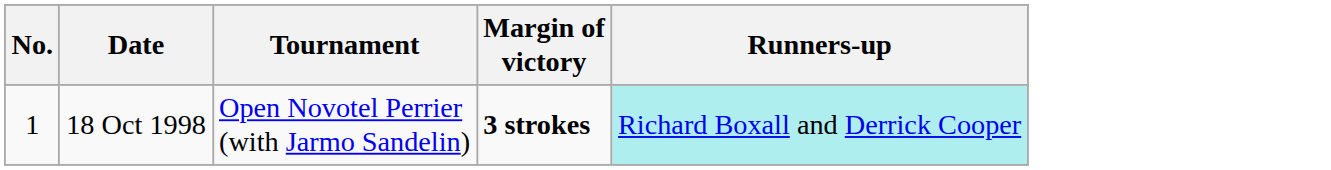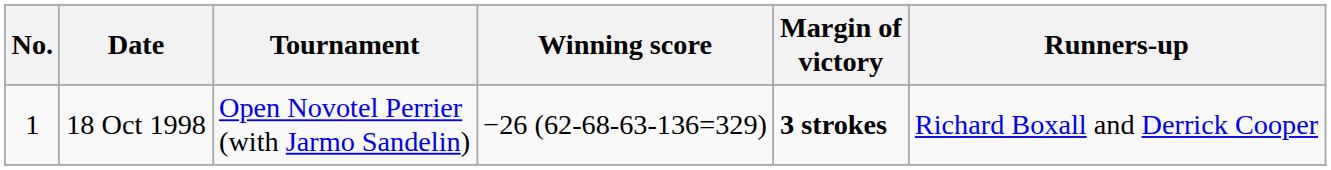+ column: (625, 44)
(820, 124) paleturquoise background -> (1116, 124) no background
